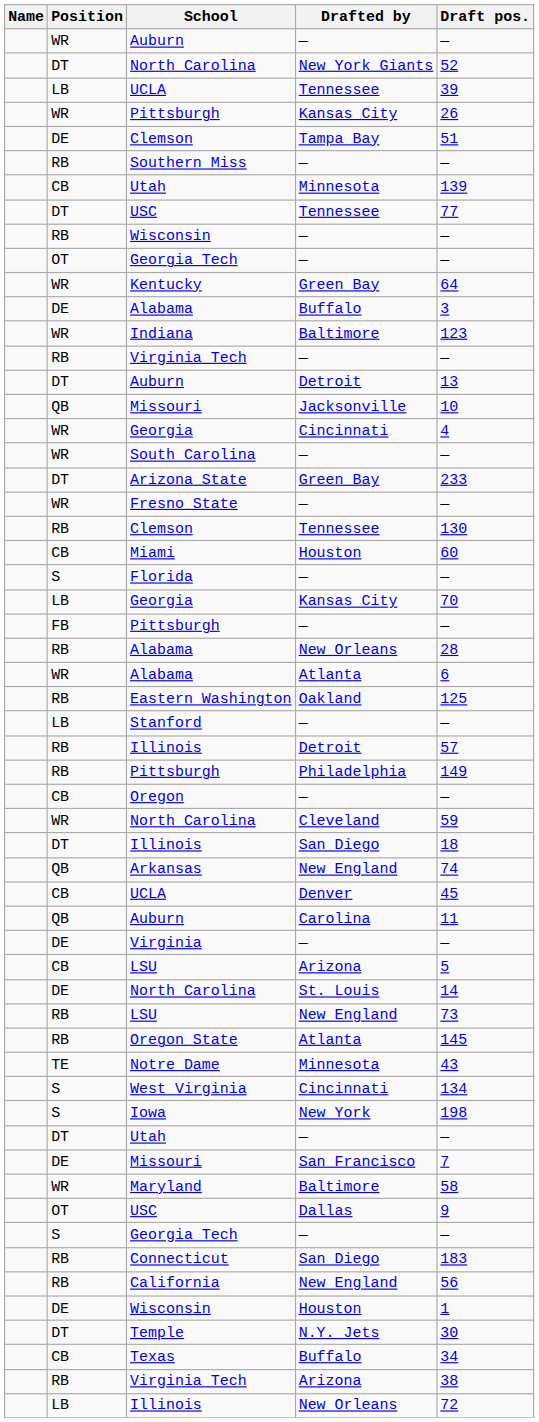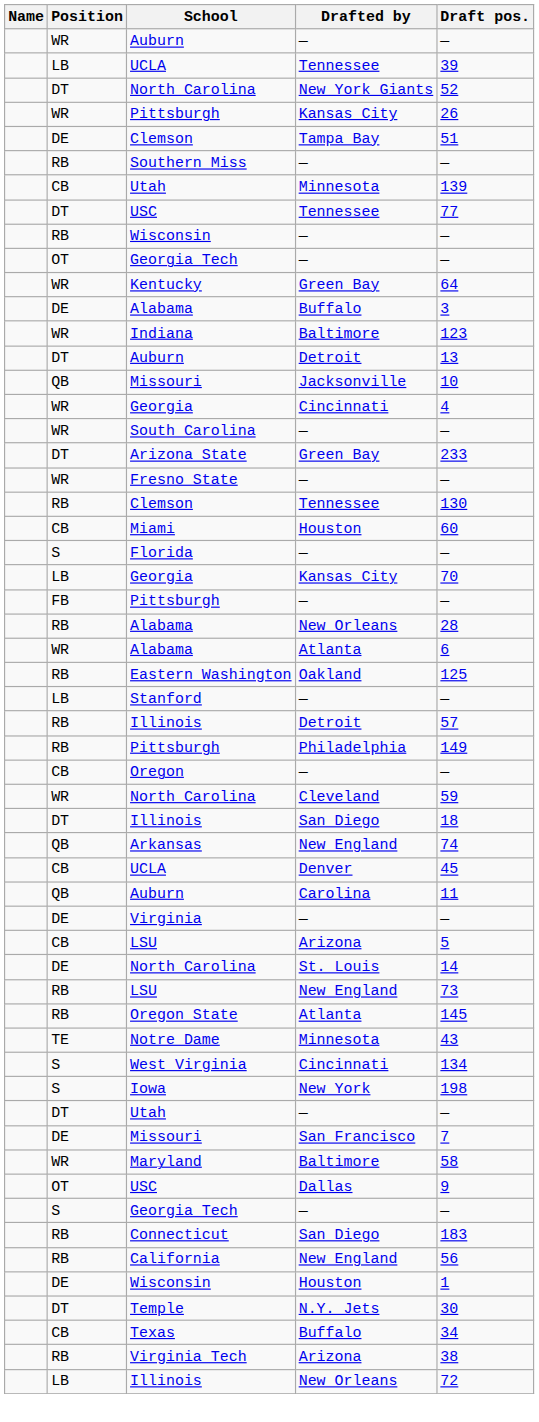rows swapped: (193, 65) <-> (148, 90)
- row: (188, 358)
